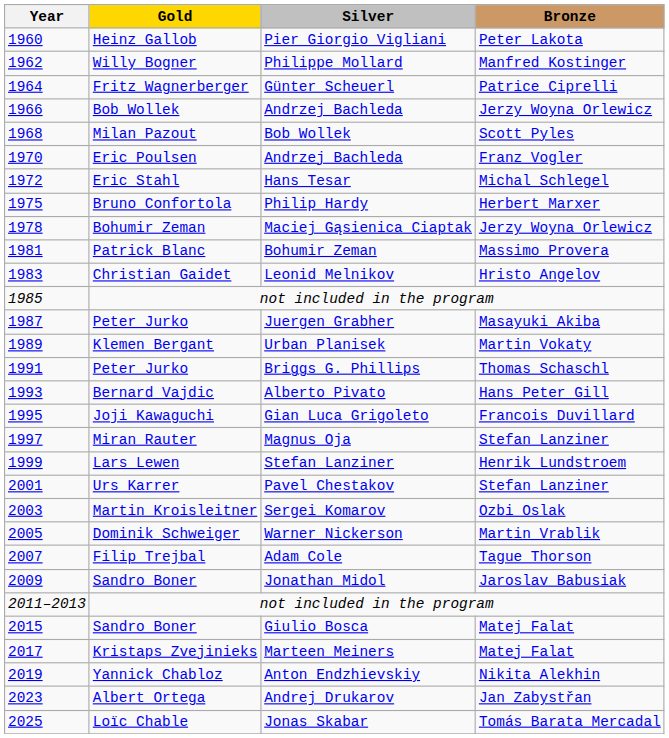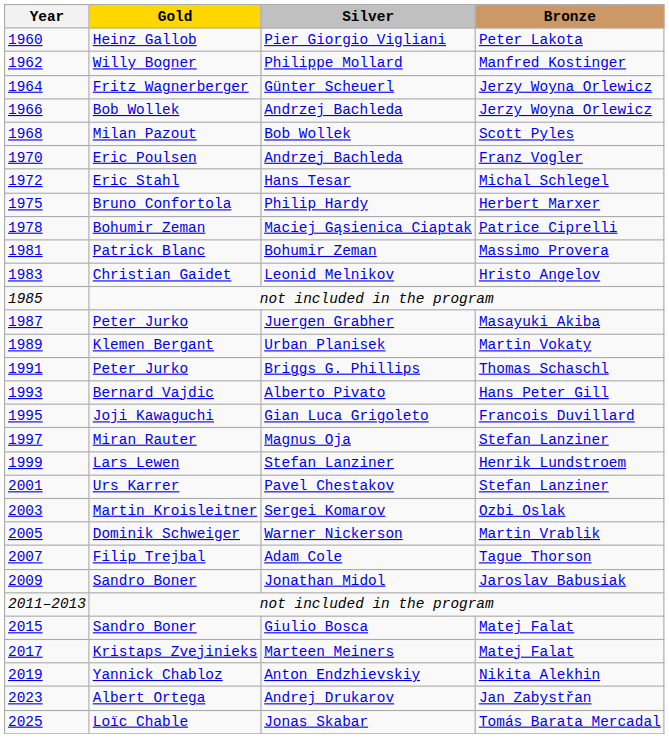(548, 87) Patrice Ciprelli -> (566, 87) Jerzy Woyna Orlewicz
(566, 228) Jerzy Woyna Orlewicz -> (548, 228) Patrice Ciprelli
